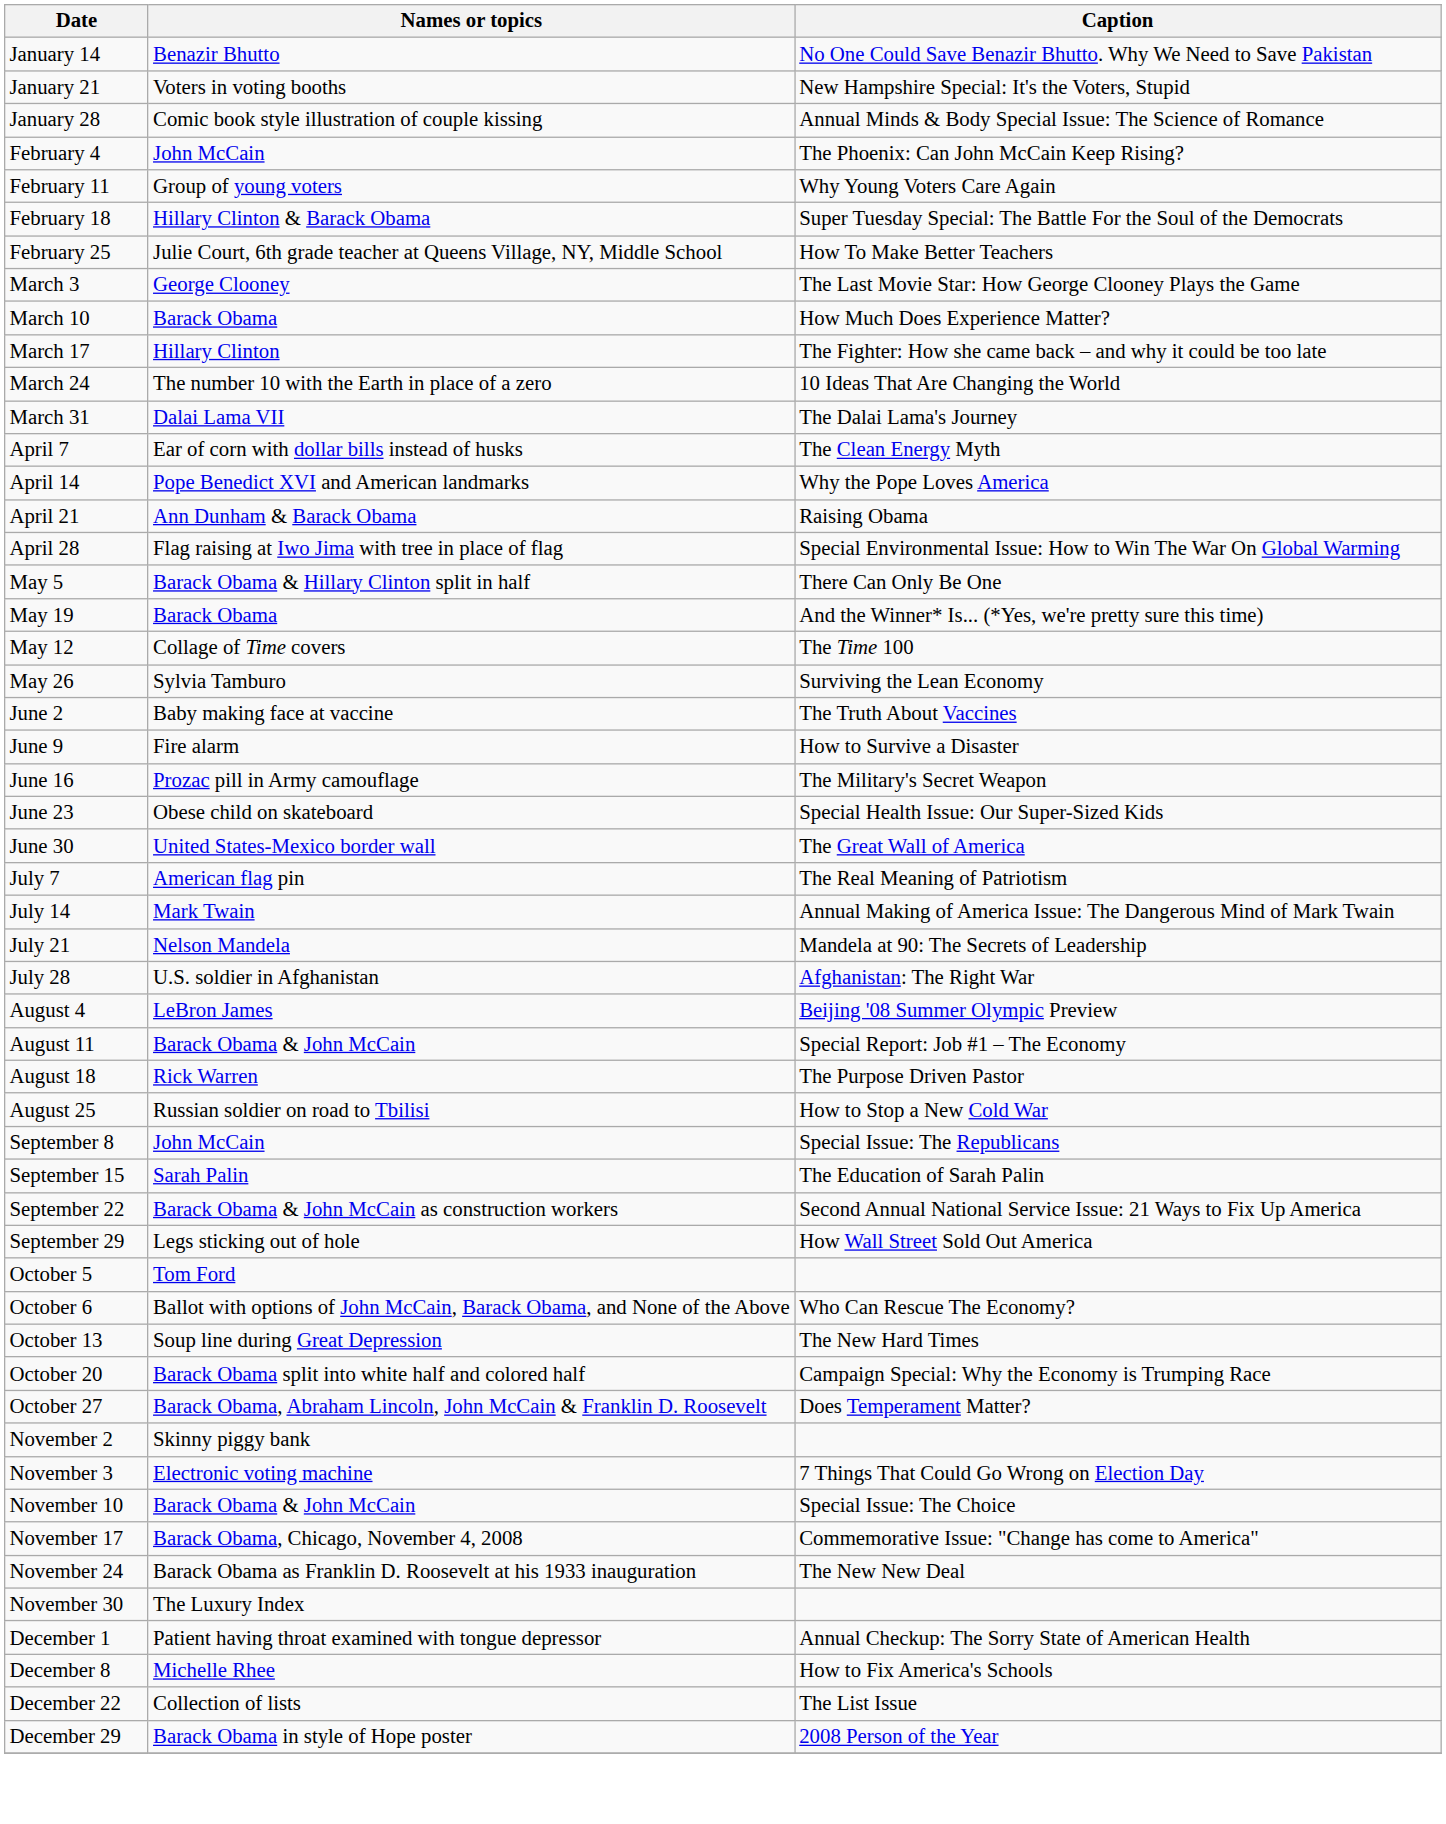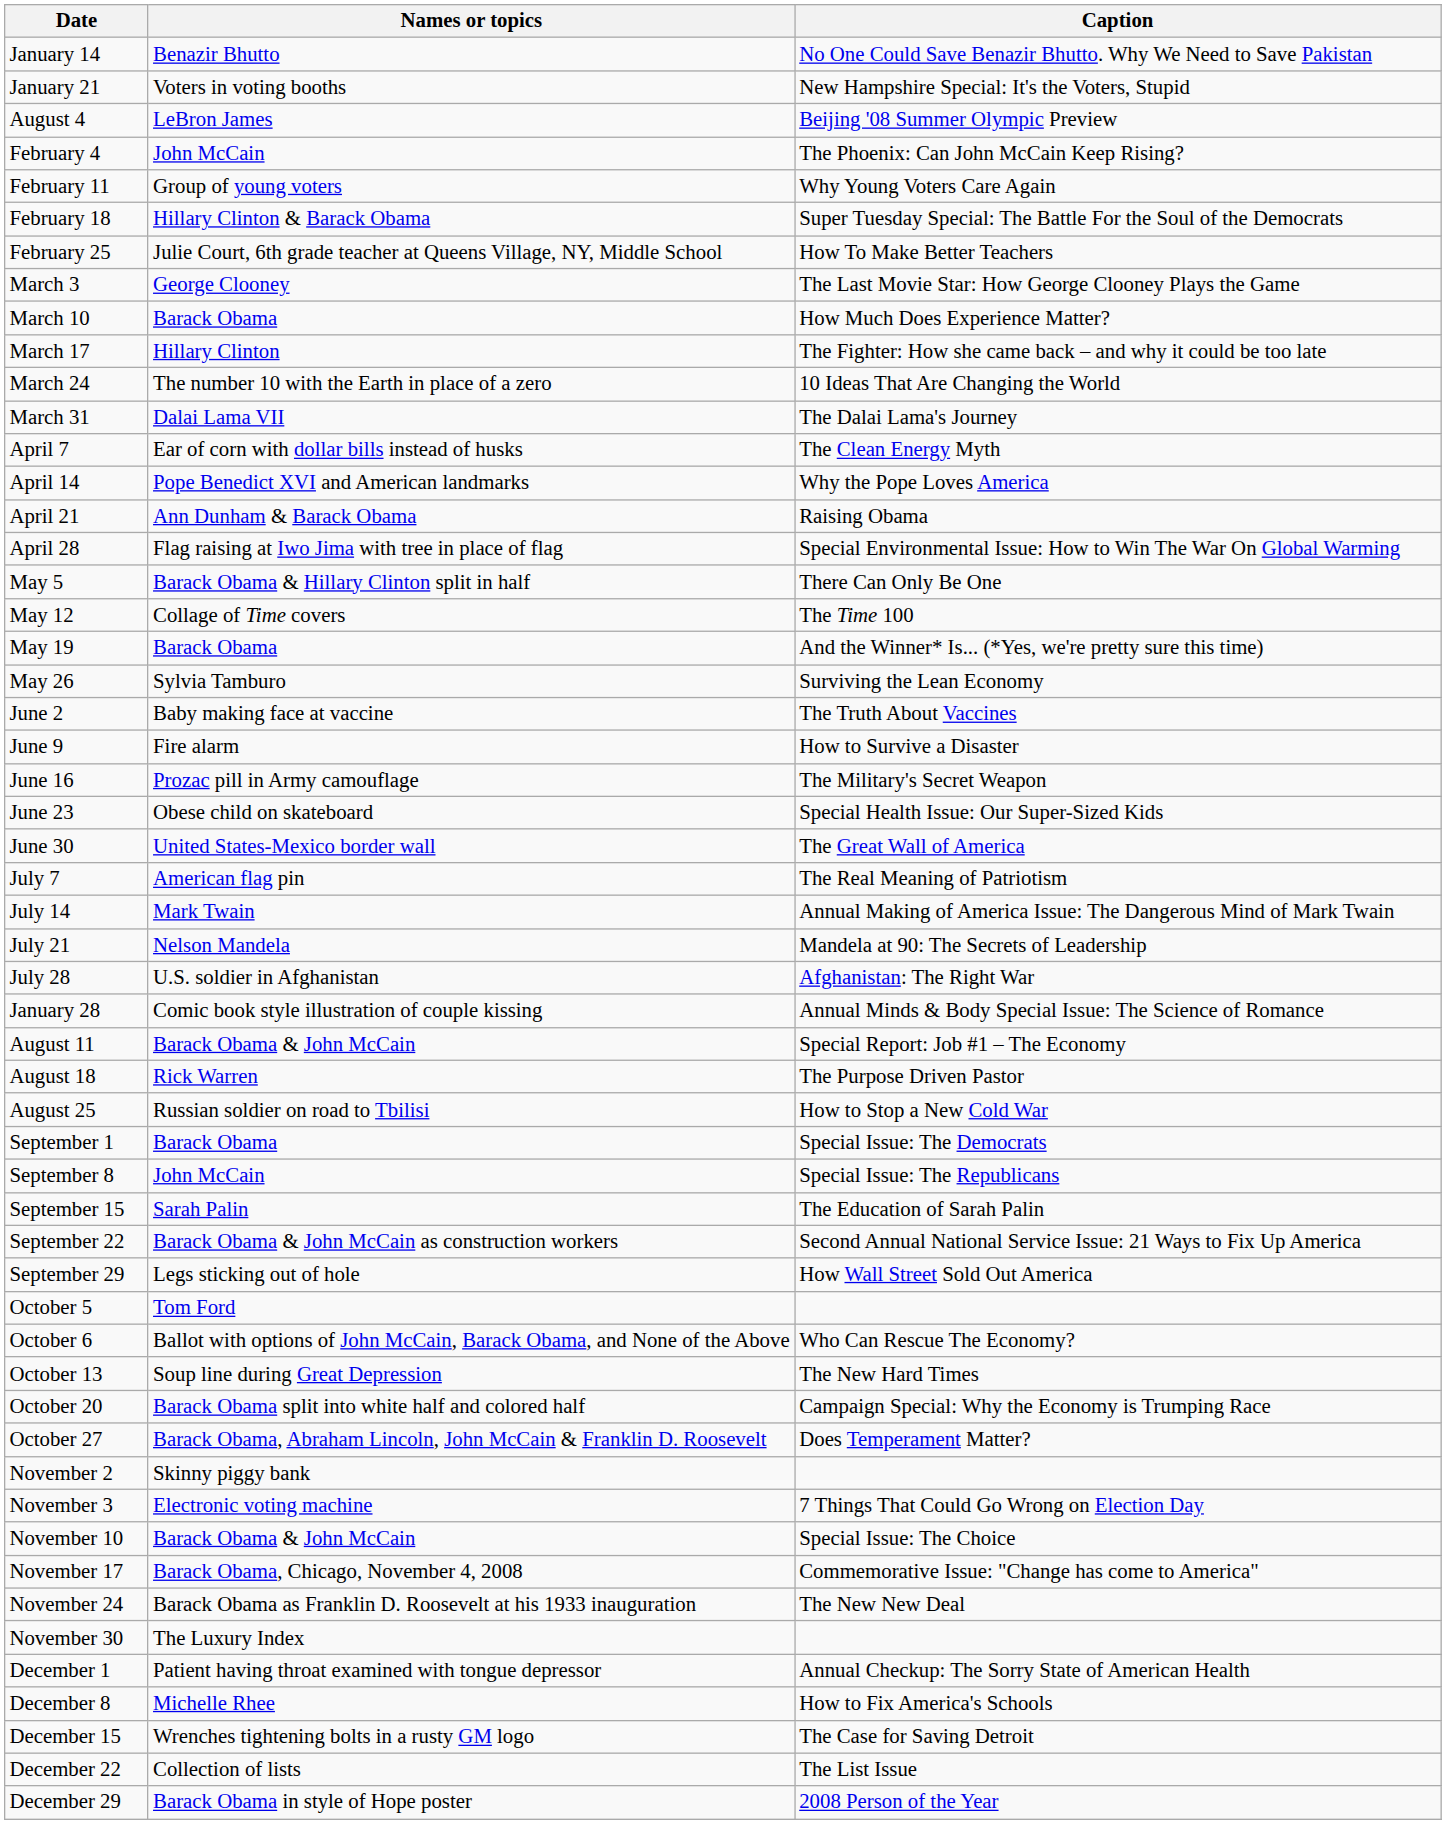rows swapped: (55, 119) <-> (47, 1010)
rows swapped: (42, 647) <-> (42, 614)
+ row: (62, 1142)
+ row: (65, 1736)
